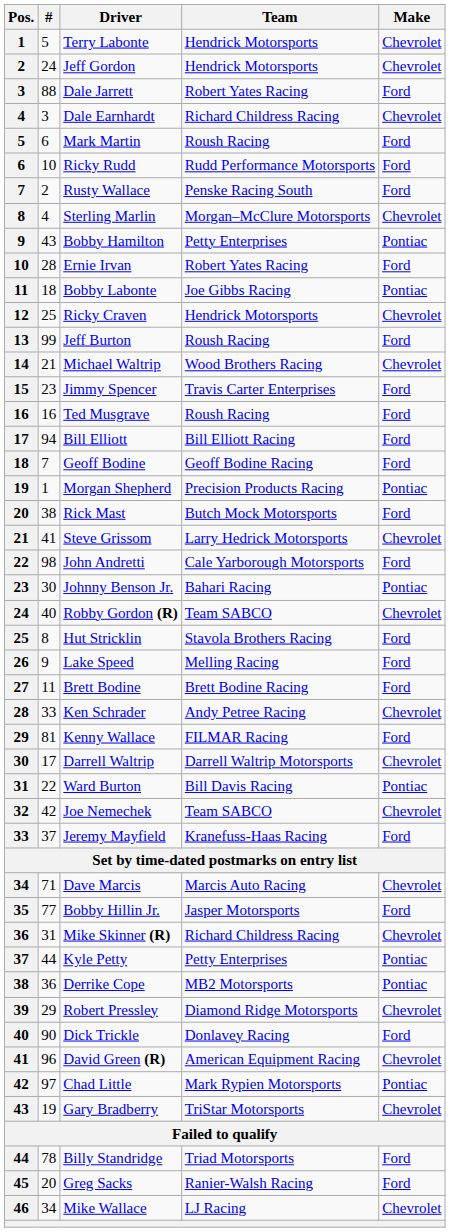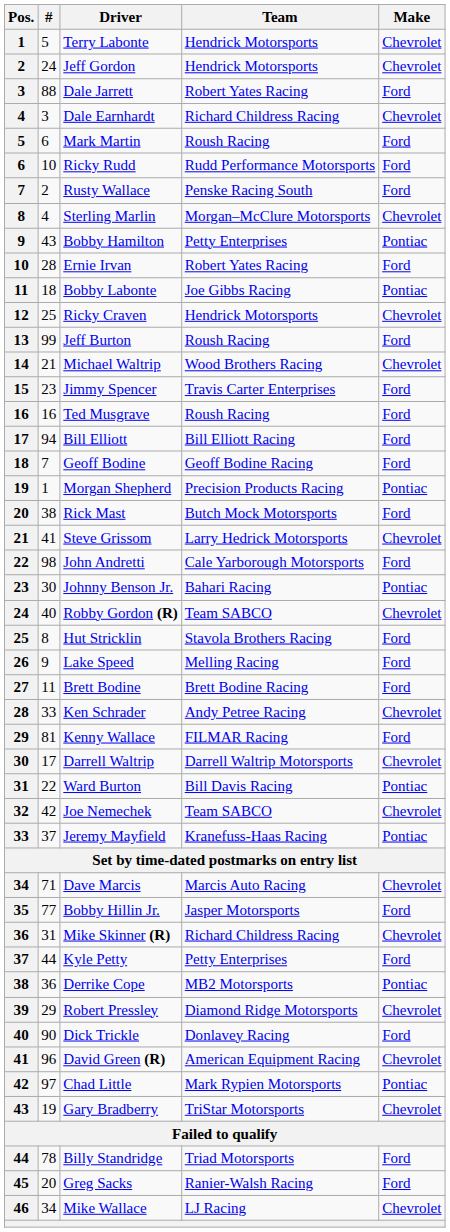(396, 835) Ford -> (405, 835) Pontiac
(405, 959) Pontiac -> (396, 959) Ford
